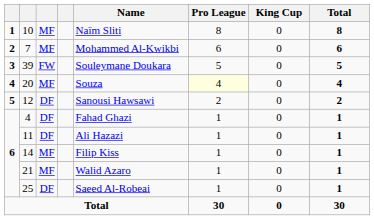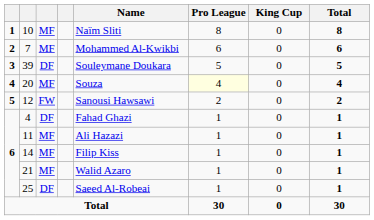(47, 65) FW -> (47, 65) DF
(47, 100) DF -> (47, 100) FW
(47, 135) DF -> (47, 135) MF
